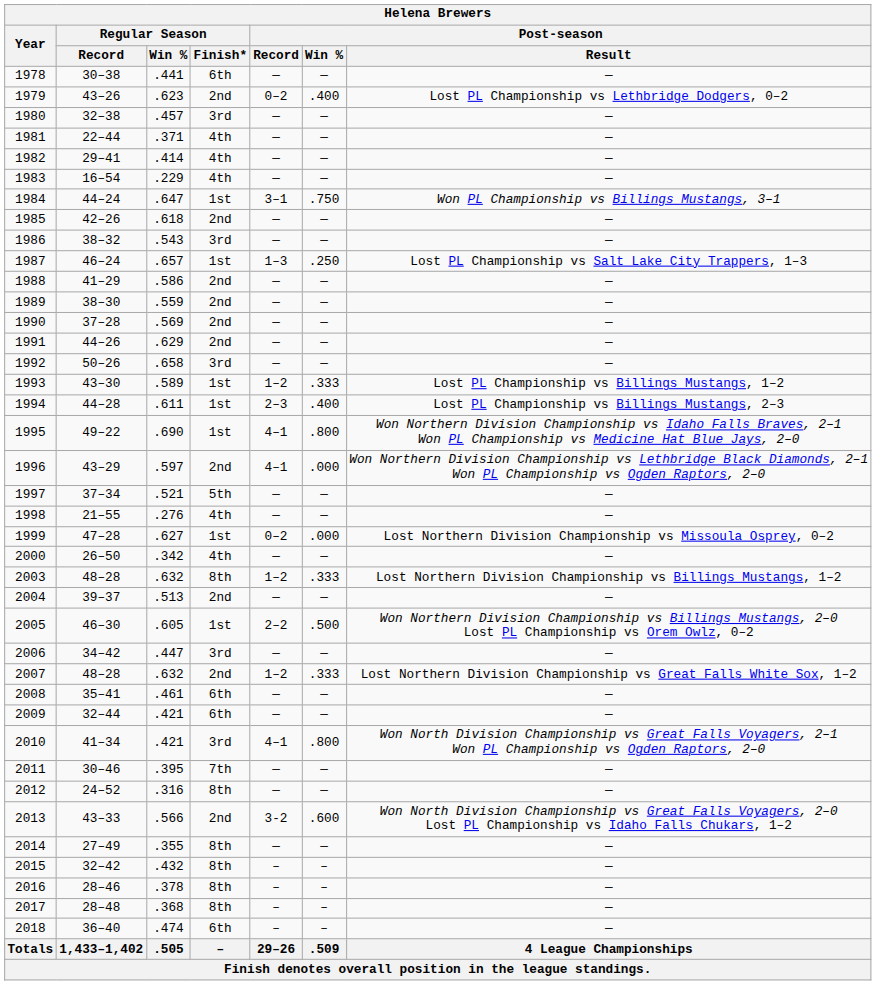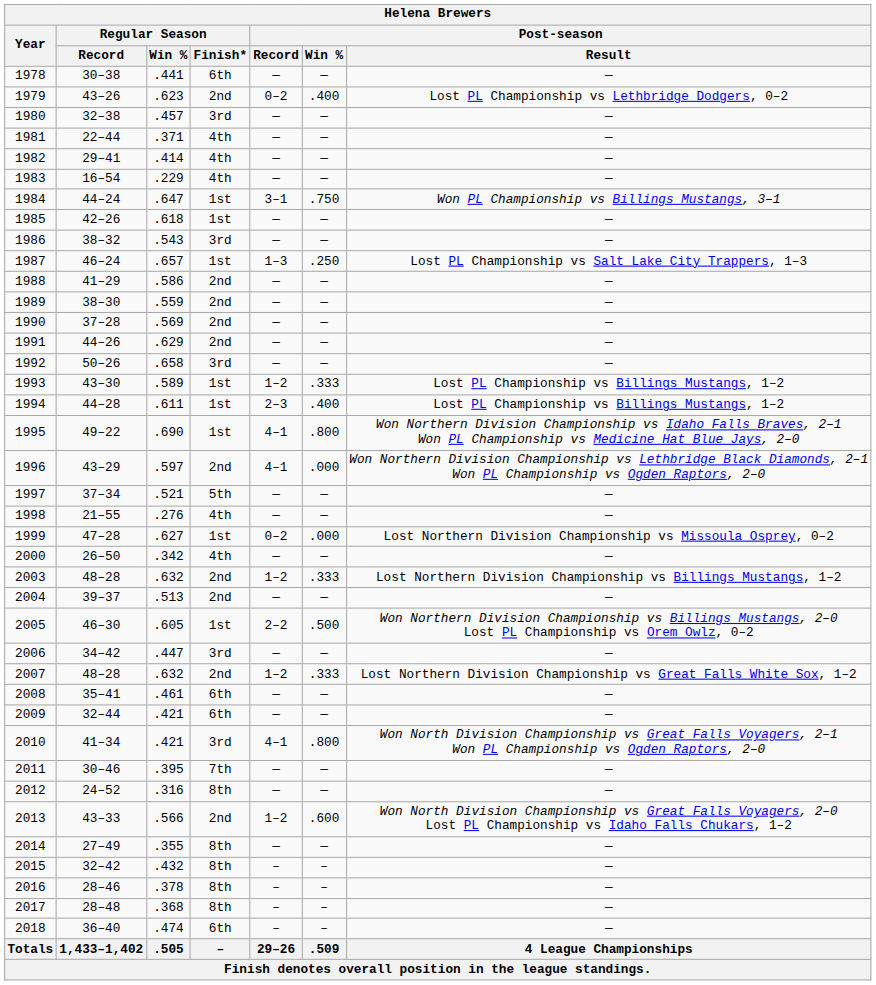(220, 220) 2nd -> (220, 220) 1st
(609, 405) Lost PL Championship vs Billings Mustangs, 2–3 -> (609, 405) Lost PL Championship vs Billings Mustangs, 1–2
(220, 578) 8th -> (220, 578) 2nd
(276, 819) 3-2 -> (276, 819) 1–2
